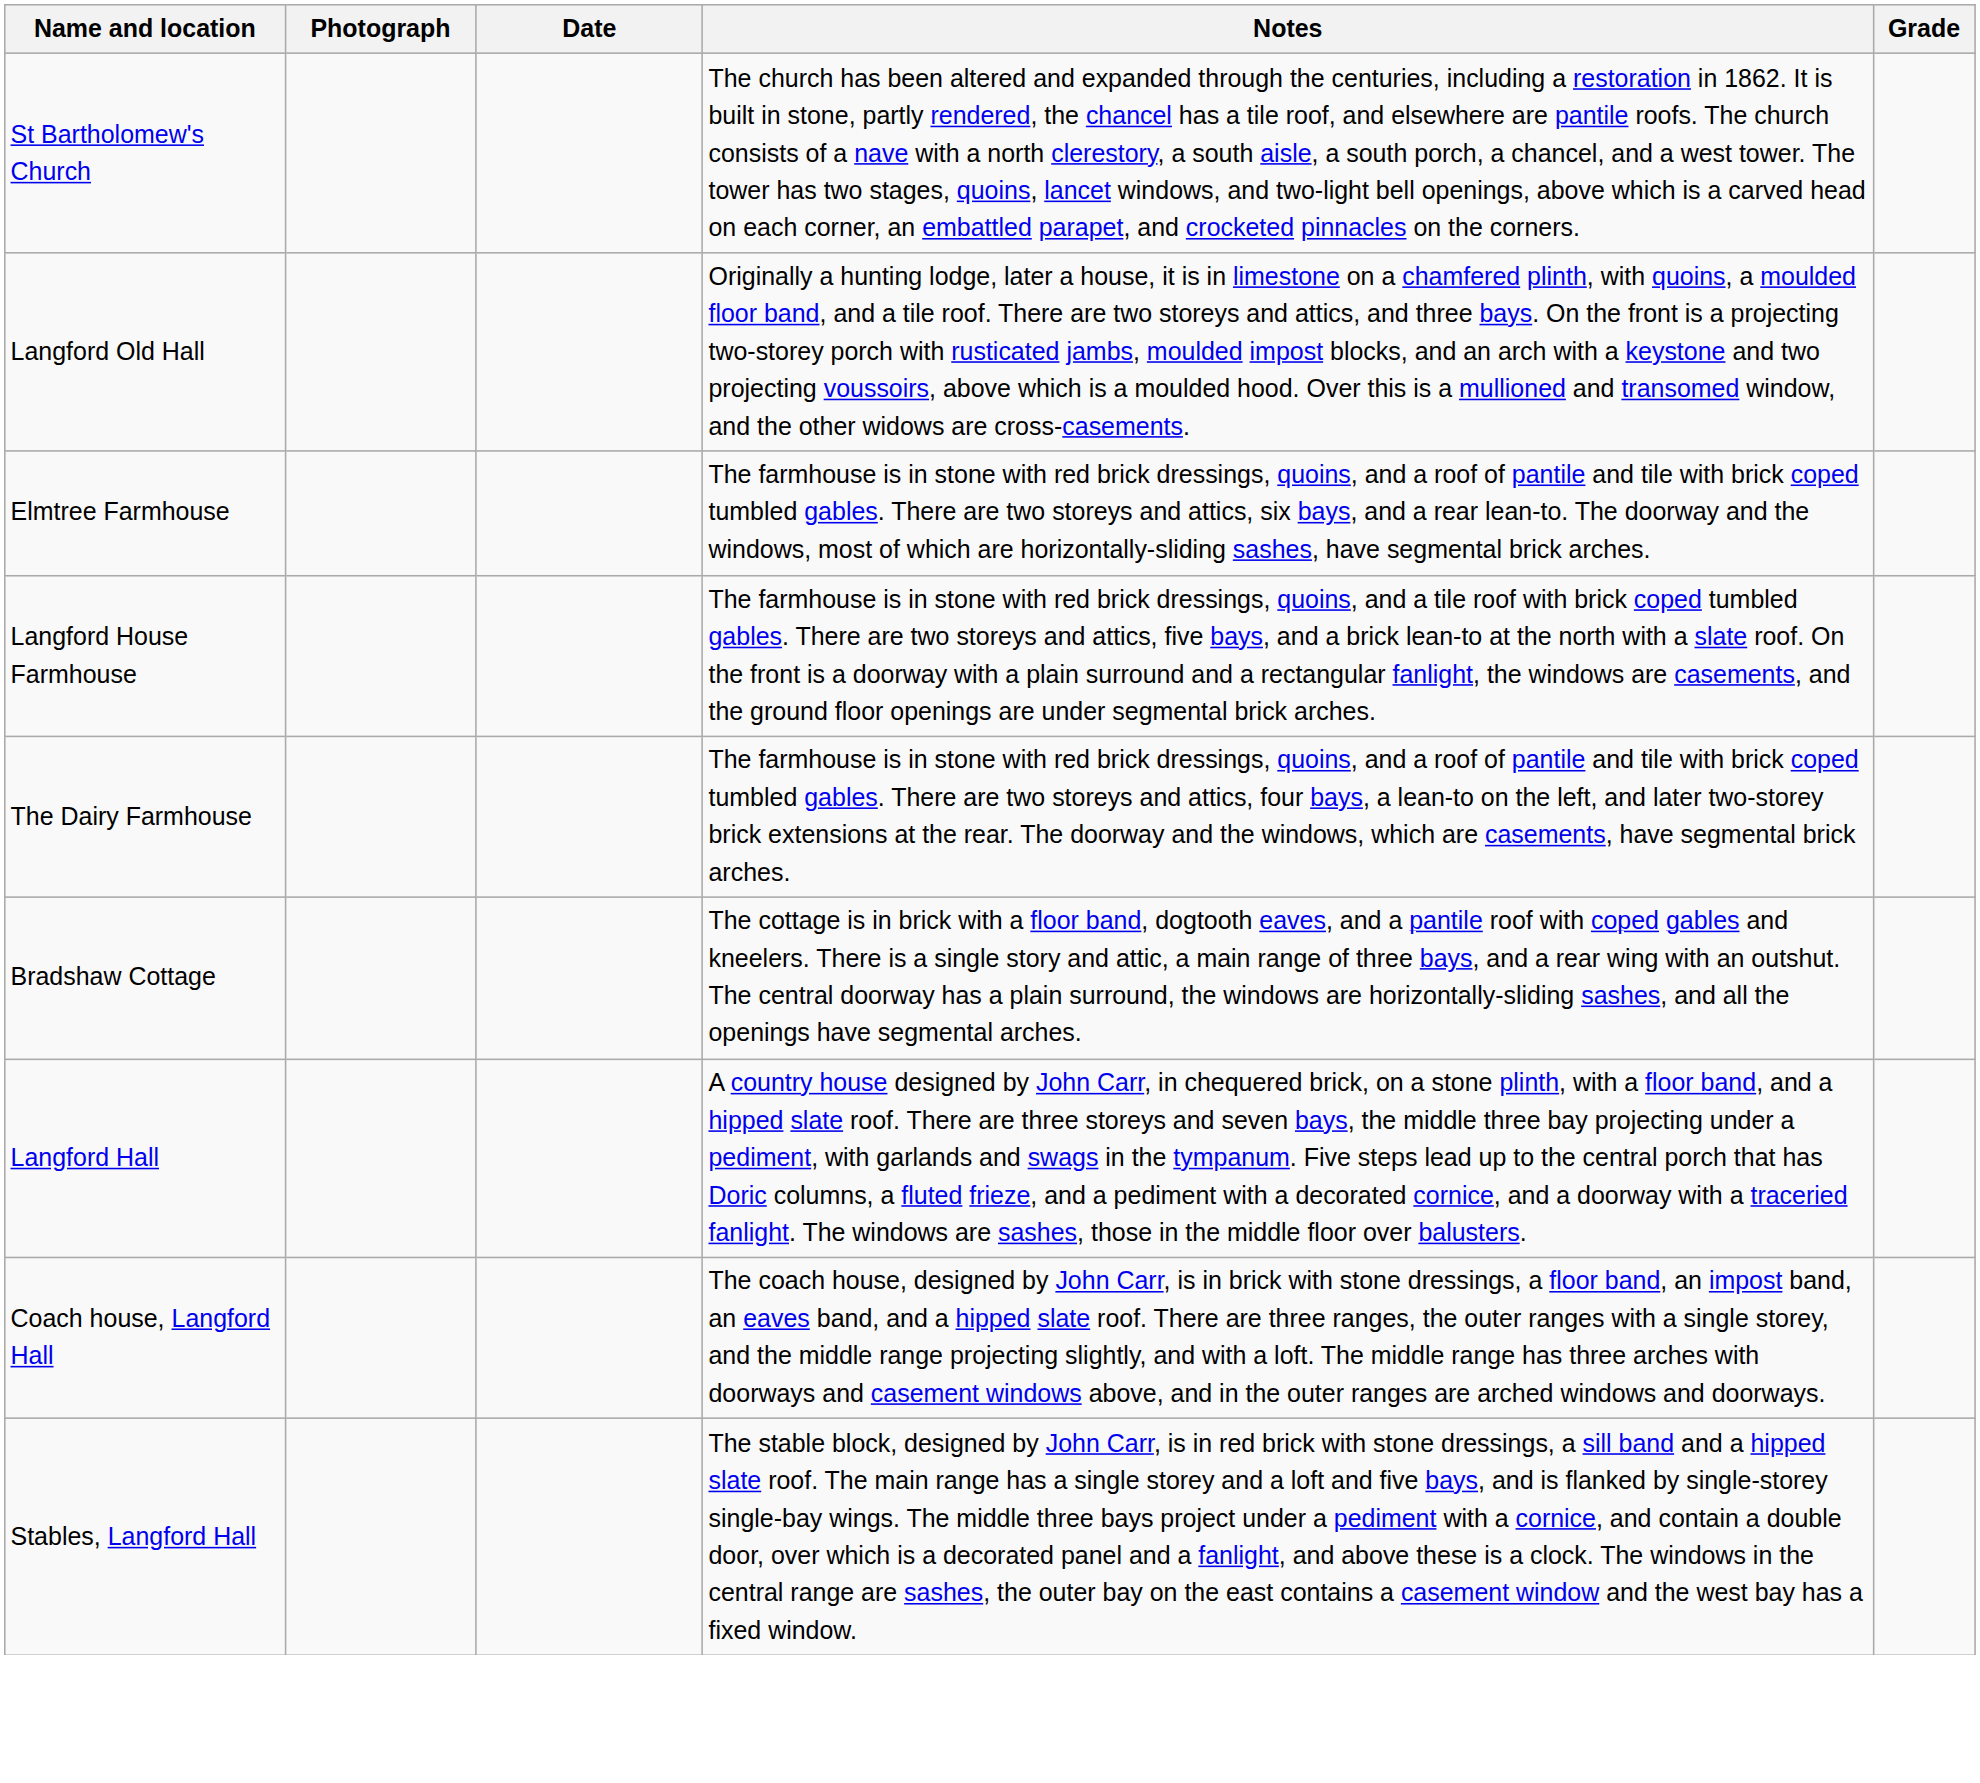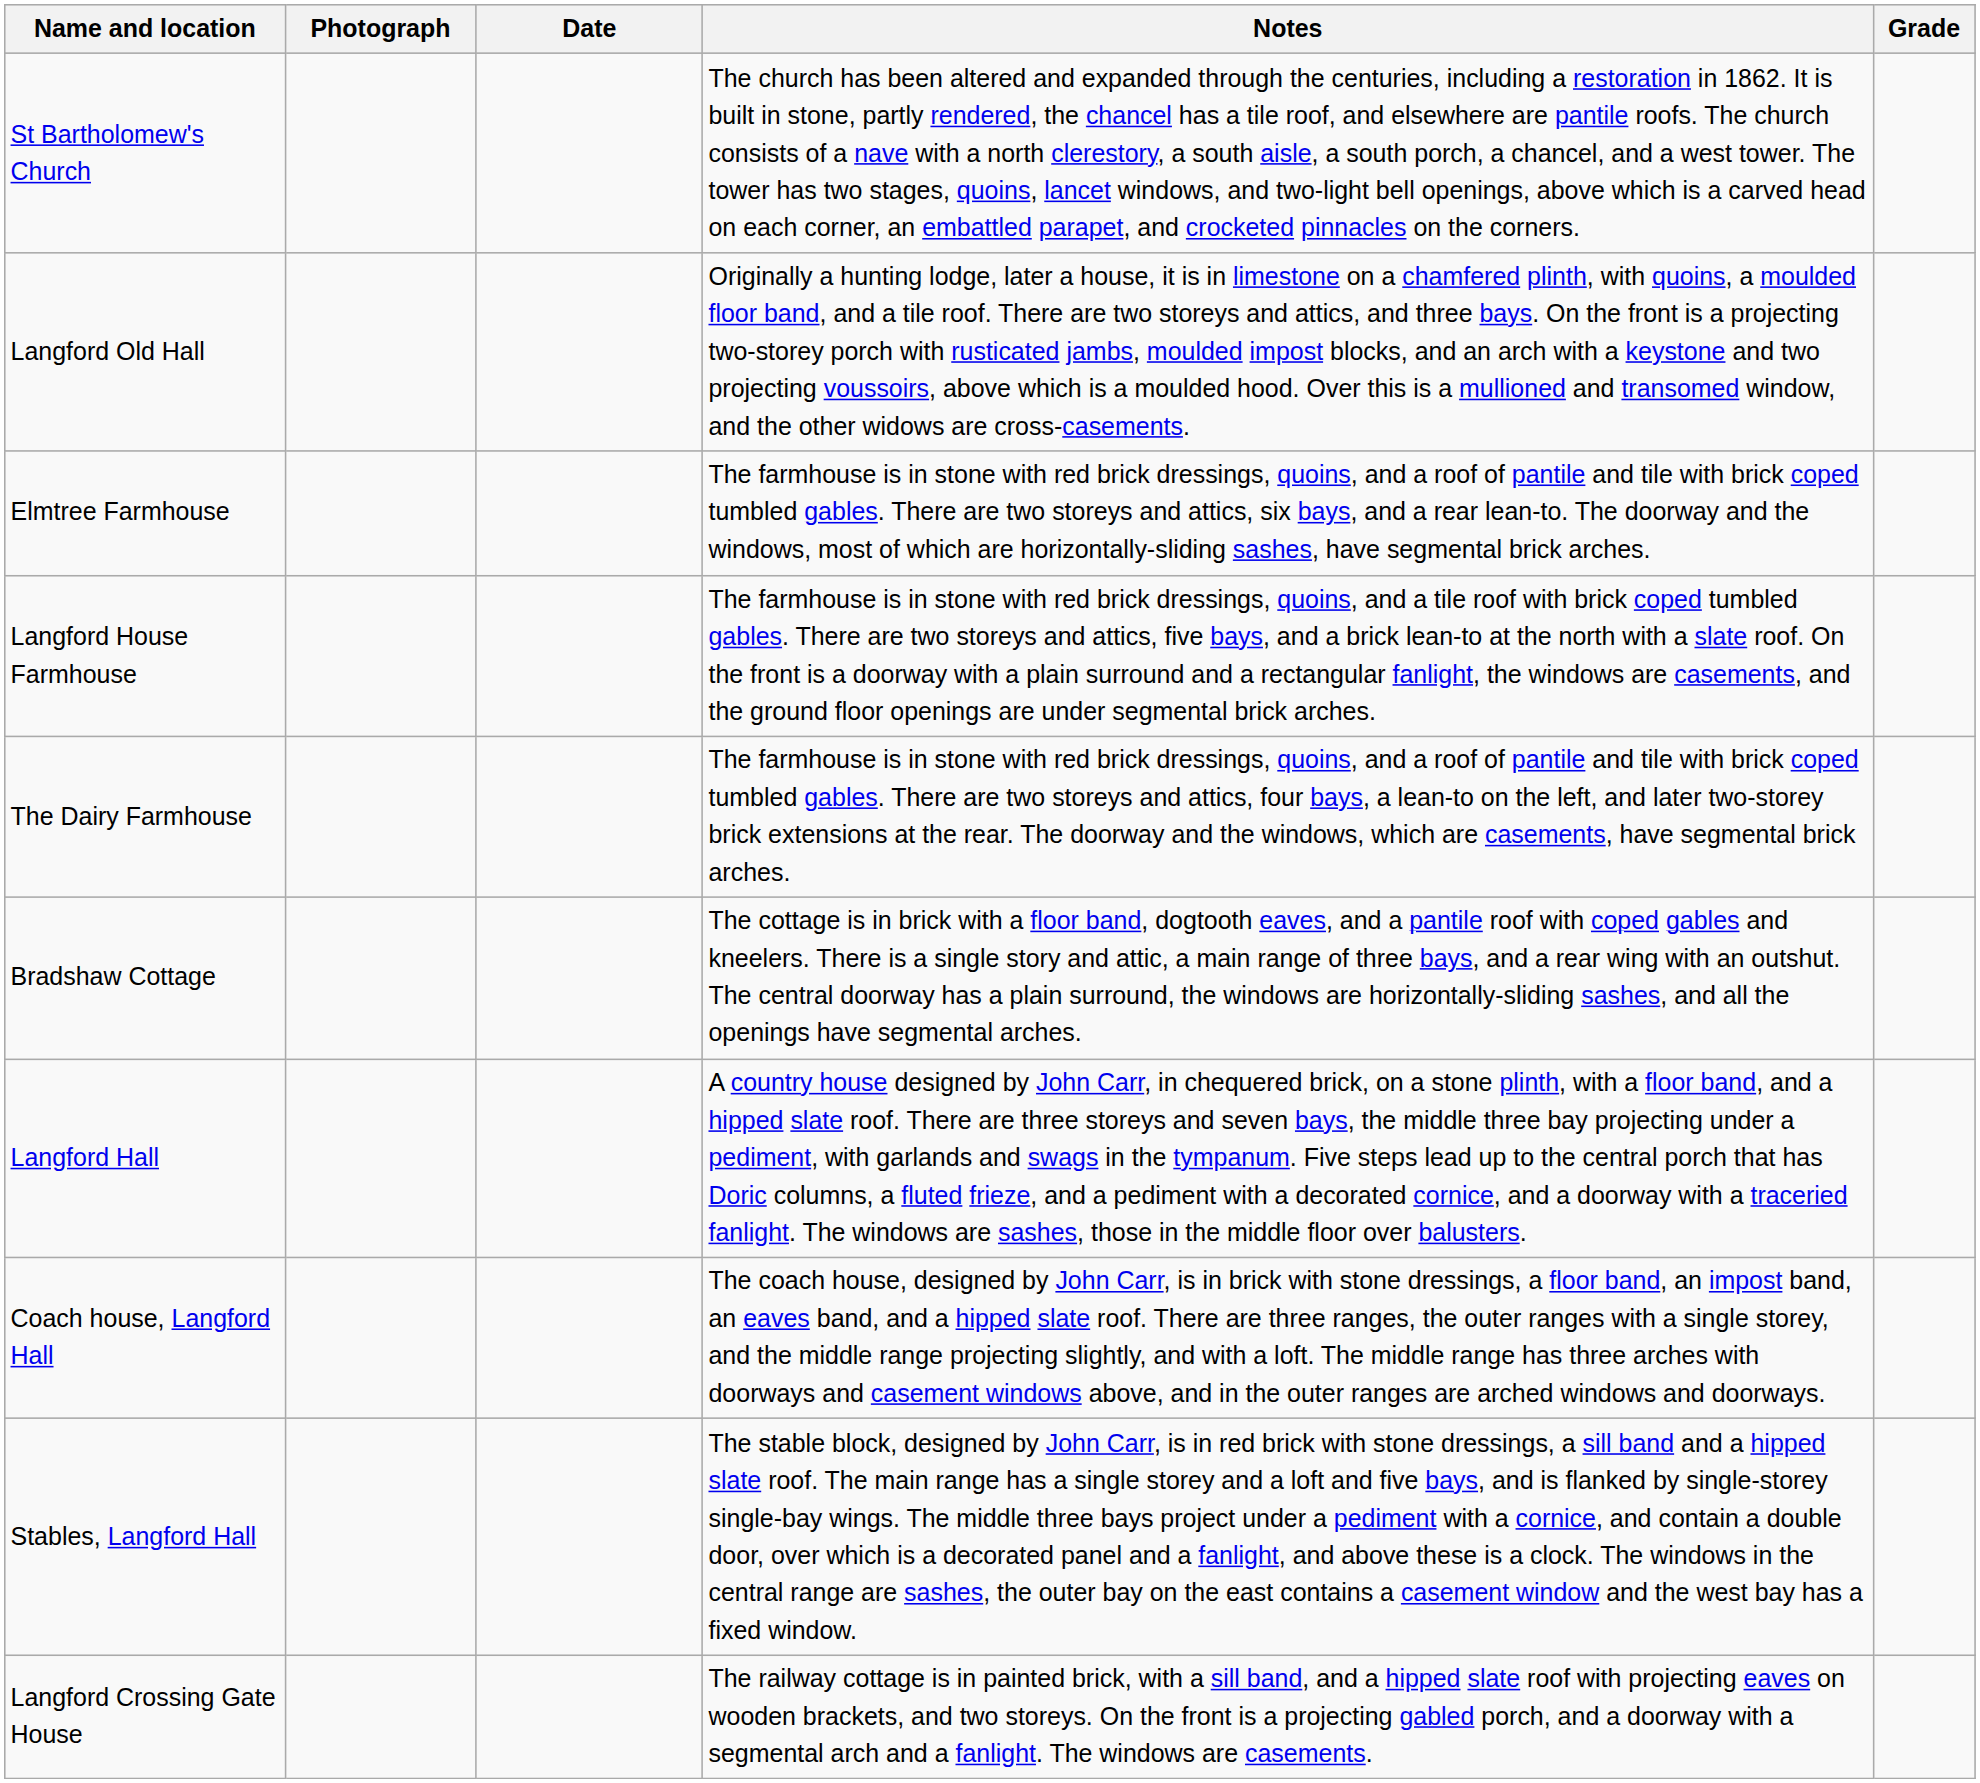+ row: (143, 1716)
